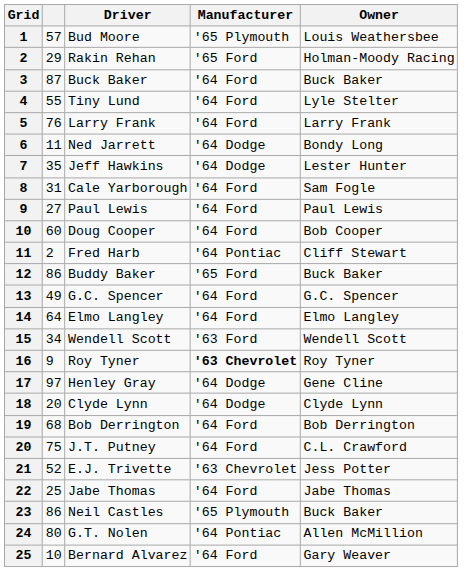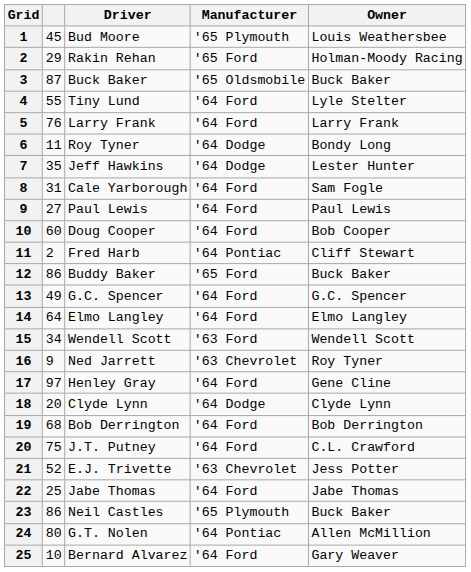(54, 37) 57 -> (54, 37) 45
(226, 80) '64 Ford -> (249, 80) '65 Oldsmobile
(112, 145) Ned Jarrett -> (104, 145) Roy Tyner
(104, 361) Roy Tyner -> (112, 361) Ned Jarrett
(245, 361) bold -> (245, 361) normal
(230, 383) '64 Dodge -> (226, 383) '64 Ford
